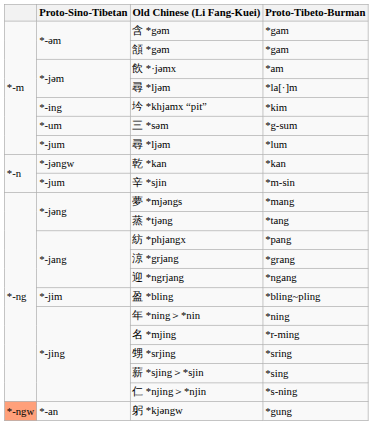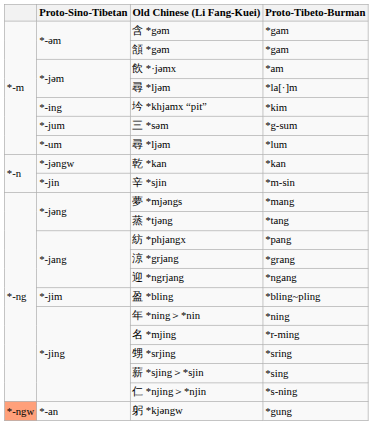(50, 126) *-um -> (52, 126) *-jum
(52, 145) *-jum -> (50, 145) *-um
(52, 183) *-jum -> (49, 183) *-jin
